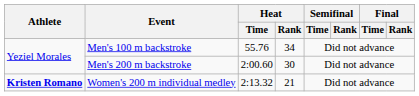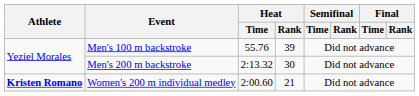(290, 47) 34 -> (290, 47) 39
(257, 65) 2:00.60 -> (257, 65) 2:13.32
(257, 83) 2:13.32 -> (257, 83) 2:00.60
